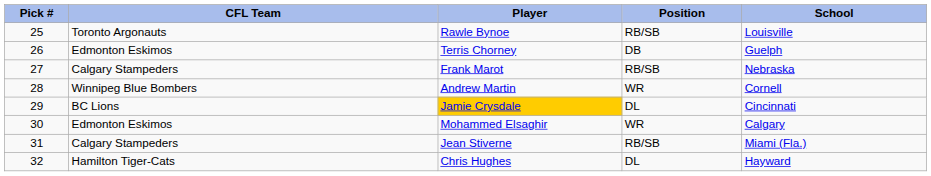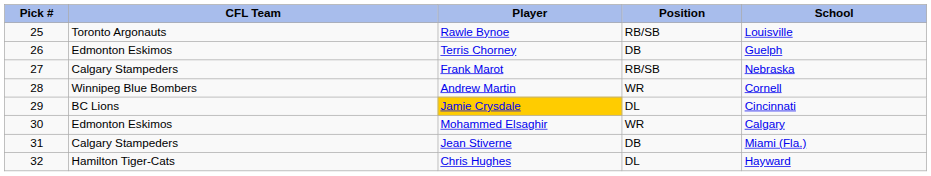(642, 143) RB/SB -> (633, 143) DB
